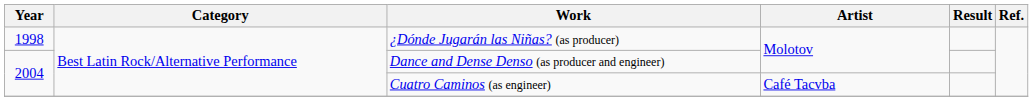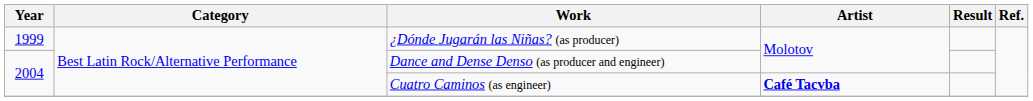(29, 38) 1998 -> (29, 38) 1999
(799, 84) normal -> (802, 84) bold
